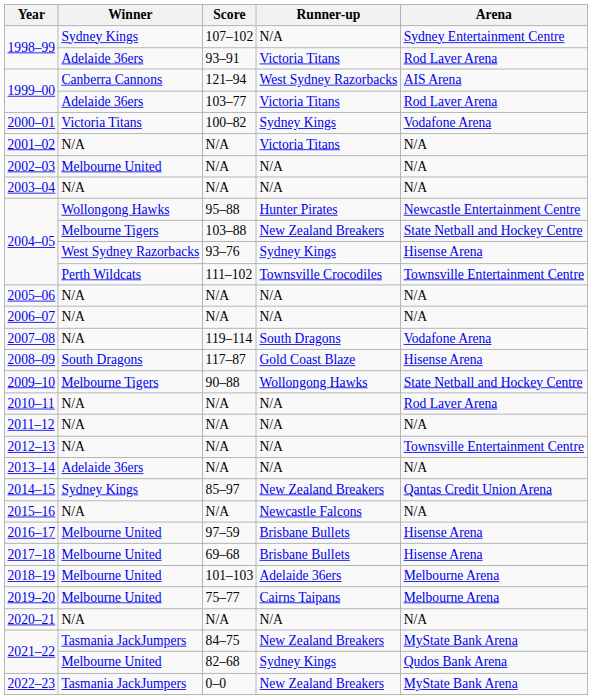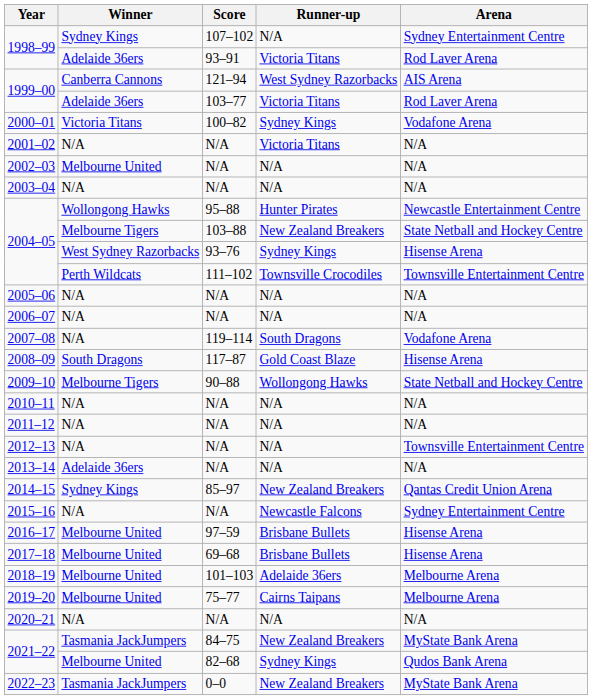(450, 403) Rod Laver Arena -> (415, 403) N/A
(415, 511) N/A -> (484, 511) Sydney Entertainment Centre
